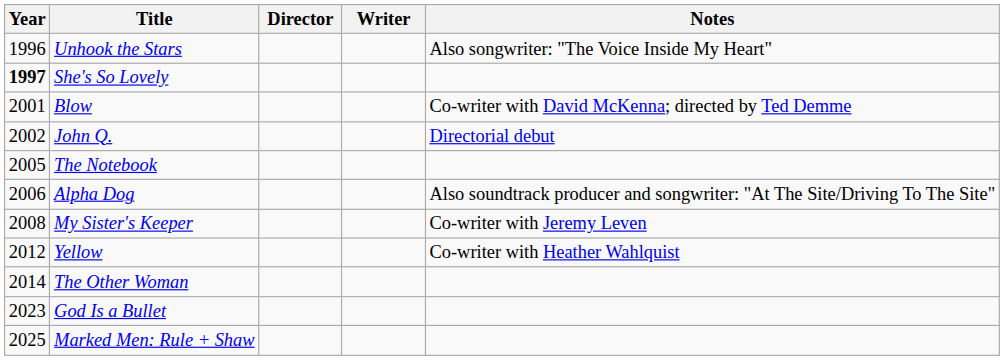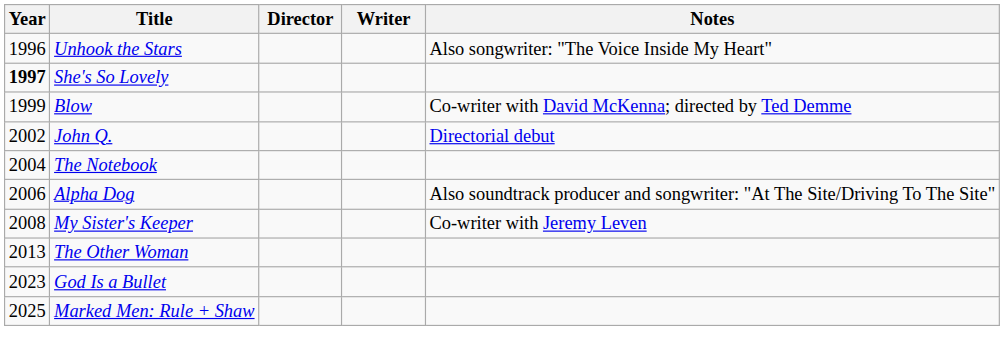(27, 106) 2001 -> (27, 106) 1999
(27, 164) 2005 -> (27, 164) 2004
- row: (78, 252)
(27, 281) 2014 -> (27, 252) 2013
